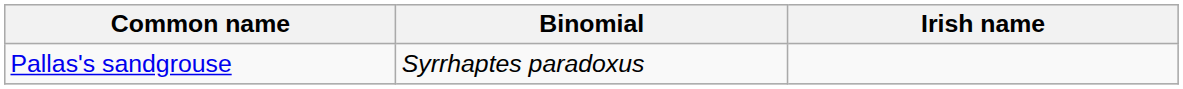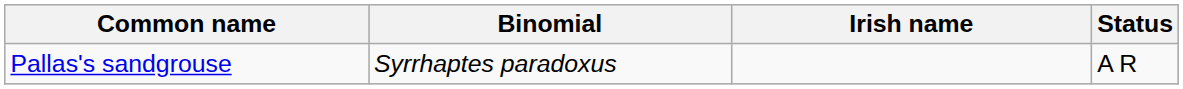+ column: (1135, 24)
